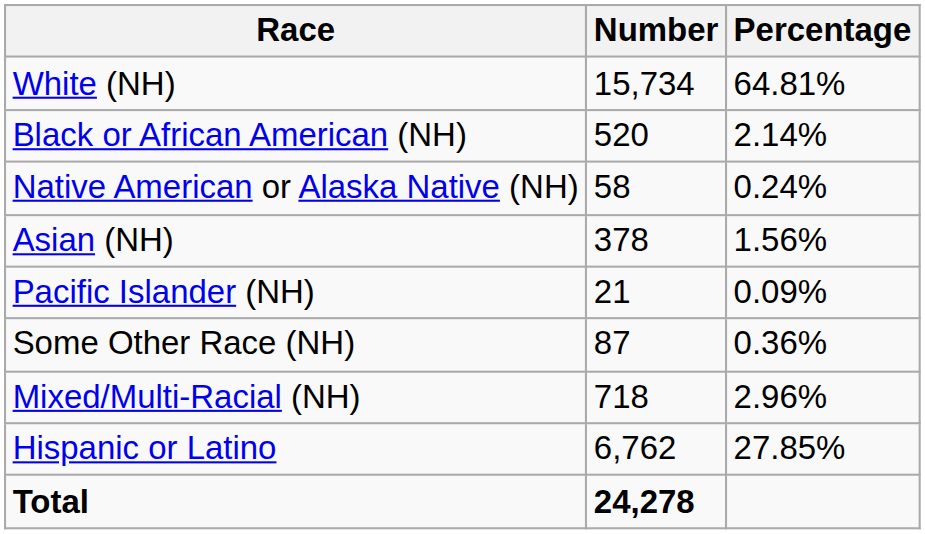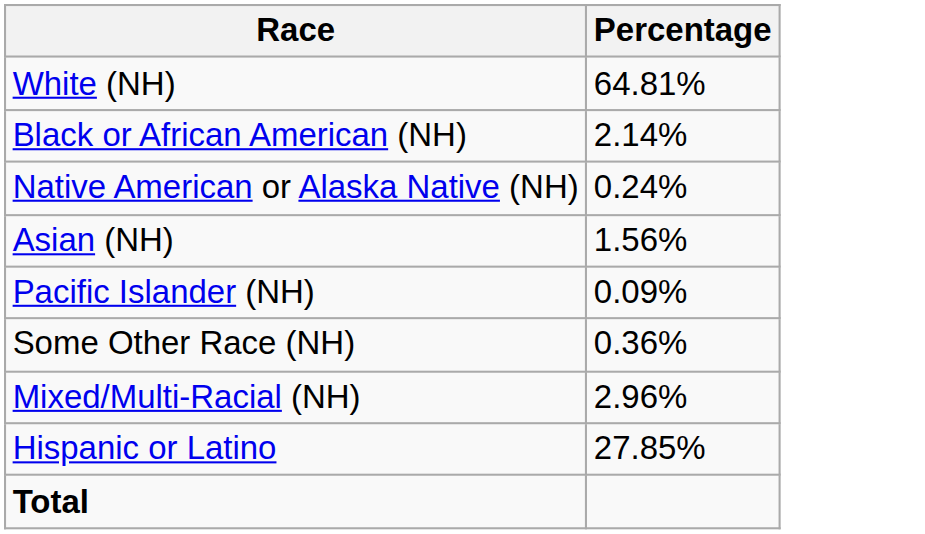- column: (656, 30)
